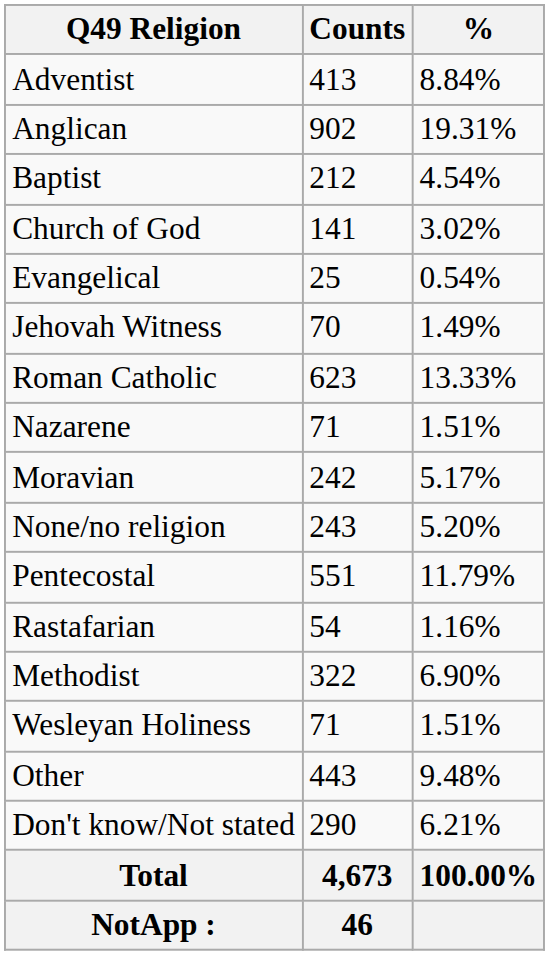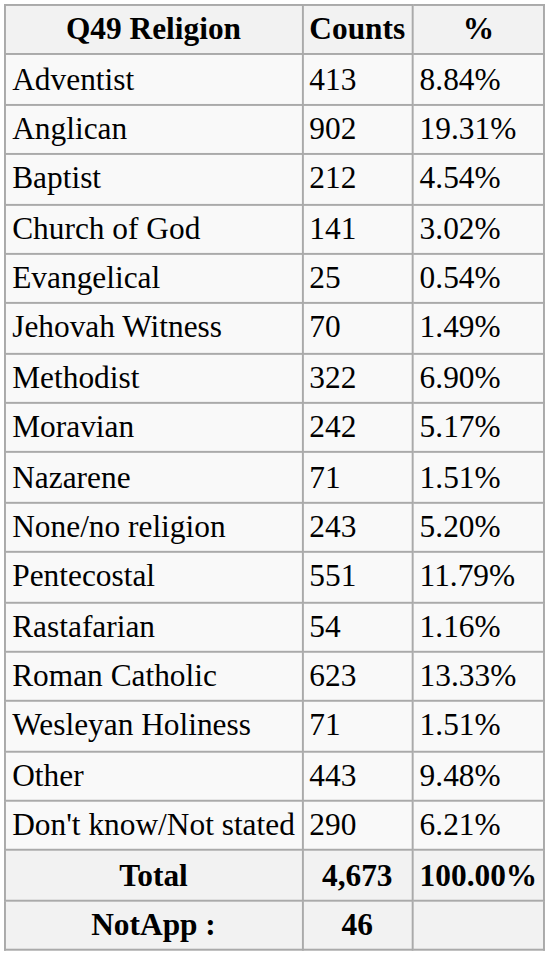rows swapped: (76, 675) <-> (115, 377)
rows swapped: (73, 476) <-> (71, 427)
